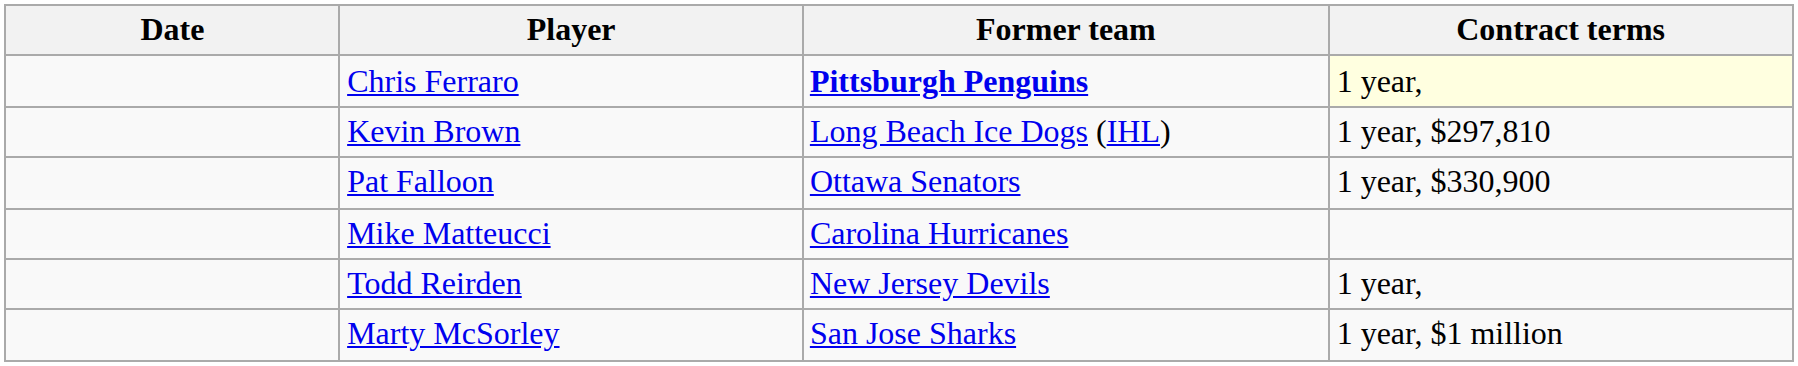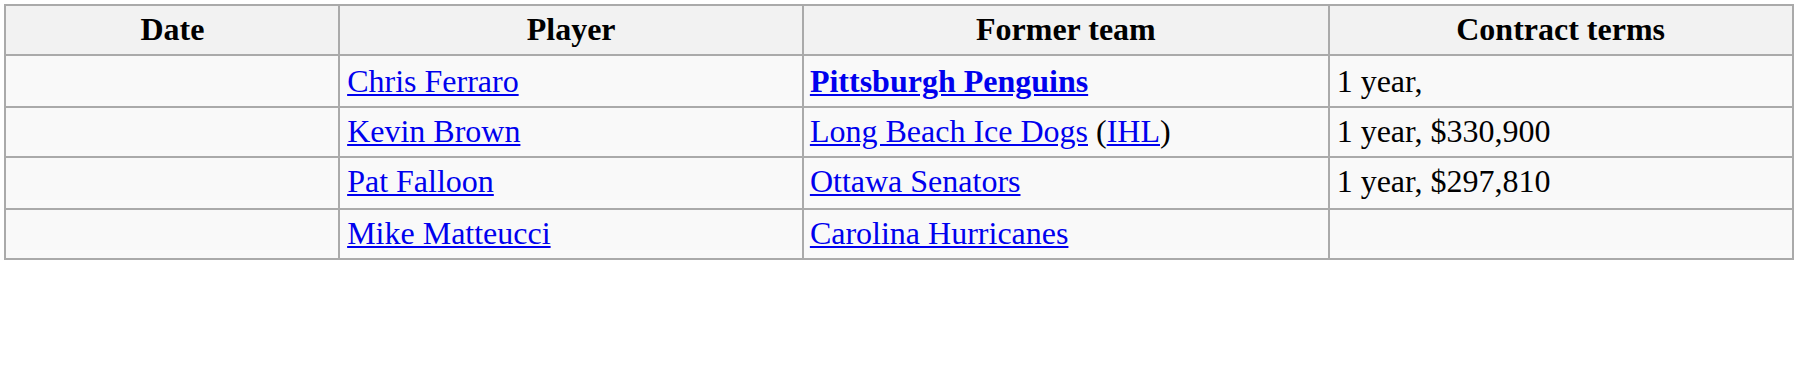(1380, 80) lightyellow background -> (1380, 80) no background
(1444, 131) 1 year, $297,810 -> (1444, 131) 1 year, $330,900
(1444, 182) 1 year, $330,900 -> (1444, 182) 1 year, $297,810
- row: (434, 283)
- row: (453, 334)
